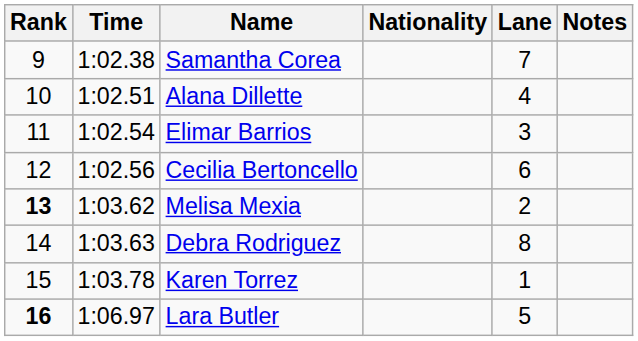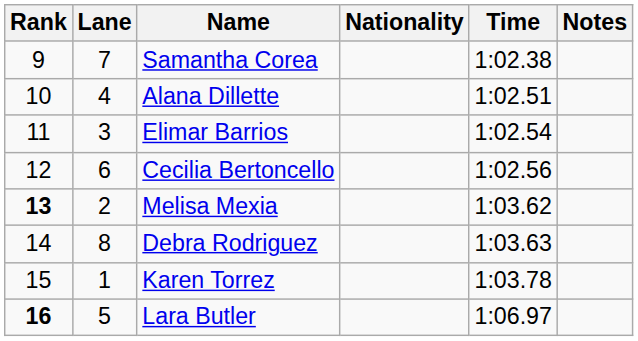columns swapped: (525, 22) <-> (116, 22)
